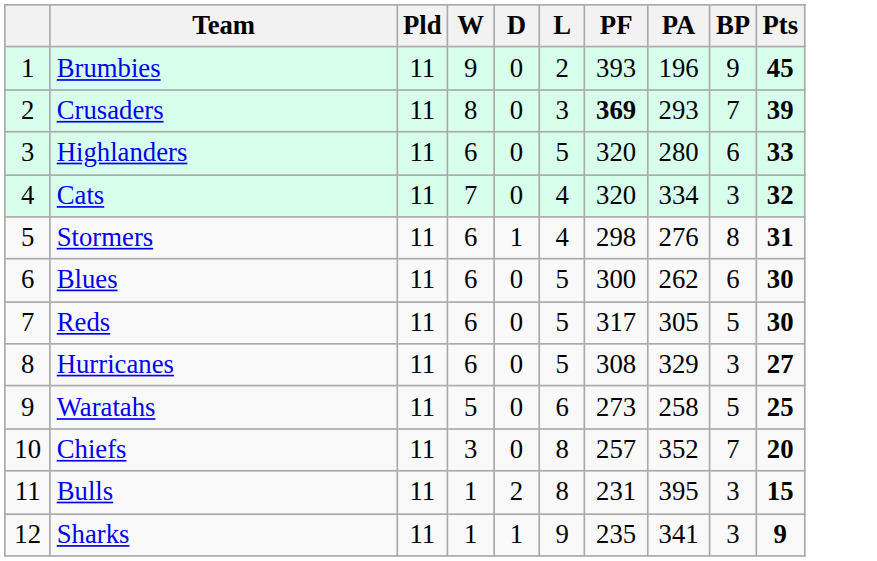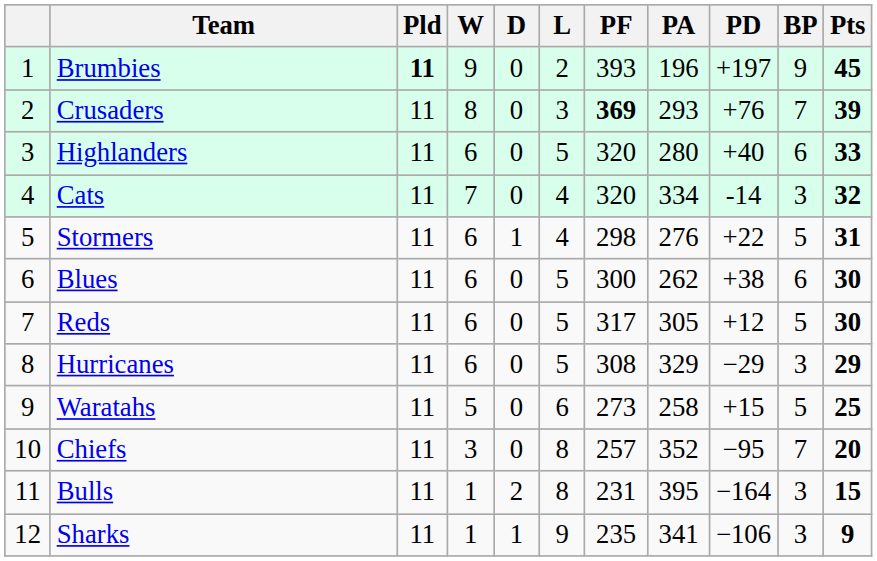+ column: (744, 25)
(422, 68) normal -> (422, 68) bold
(733, 237) 8 -> (800, 237) 5
(780, 364) 27 -> (848, 364) 29
